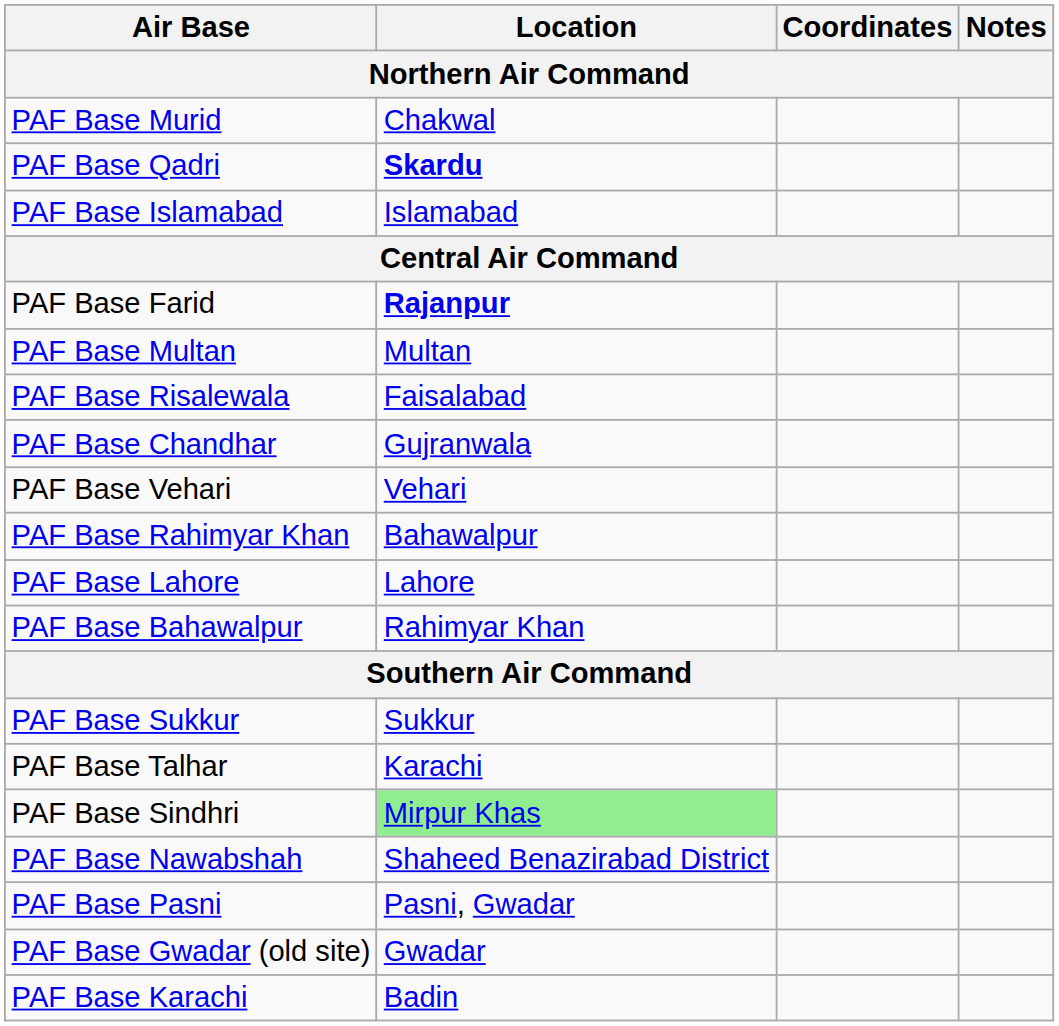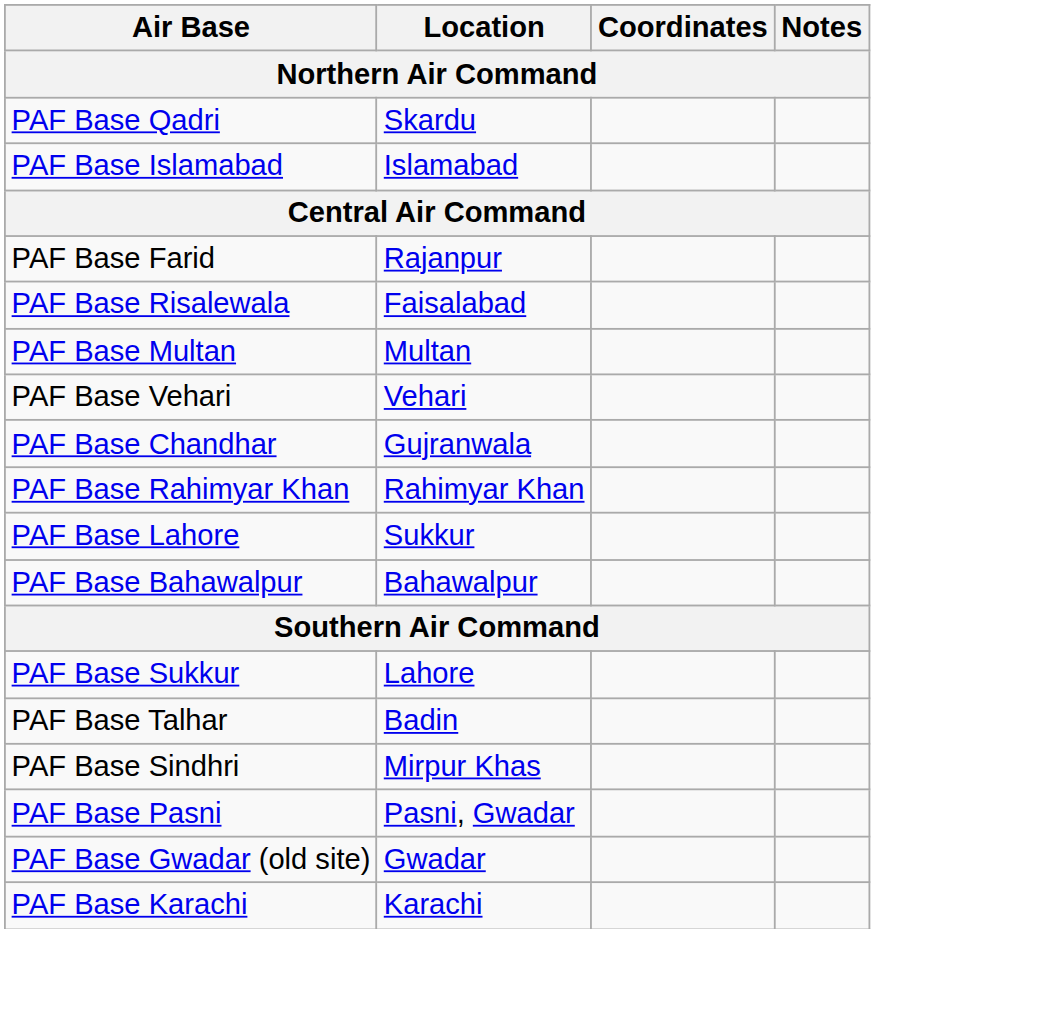- row: (117, 119)
(433, 166) bold -> (430, 119) normal
(447, 304) bold -> (443, 258) normal
rows swapped: (124, 350) <-> (151, 397)
rows swapped: (144, 443) <-> (121, 489)
(461, 535) Bahawalpur -> (484, 489) Rahimyar Khan
(429, 581) Lahore -> (429, 535) Sukkur
(484, 627) Rahimyar Khan -> (461, 581) Bahawalpur
(429, 720) Sukkur -> (429, 674) Lahore
(433, 766) Karachi -> (421, 720) Badin
(462, 812) lightgreen background -> (462, 766) no background
- row: (157, 858)
(421, 997) Badin -> (433, 905) Karachi
